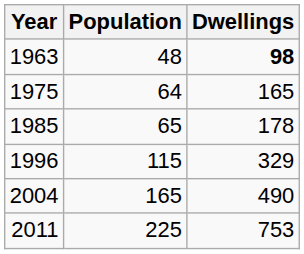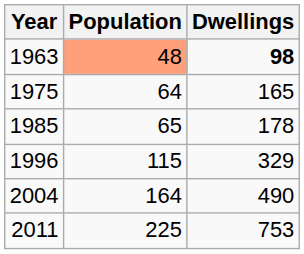(170, 56) no background -> (170, 56) lightsalmon background
(164, 195) 165 -> (164, 195) 164
